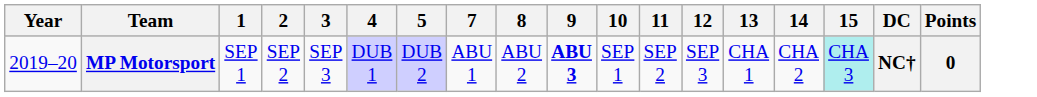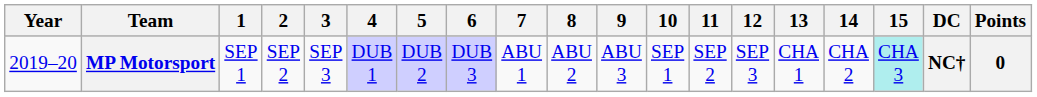+ column: (472, 20)
(572, 63) bold -> (621, 63) normal
